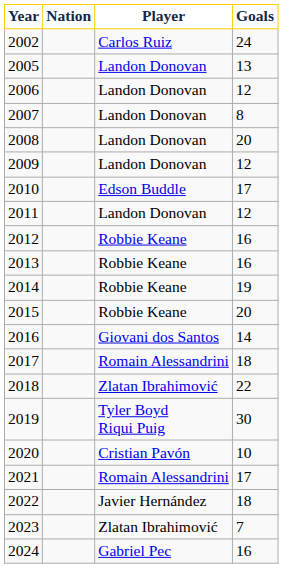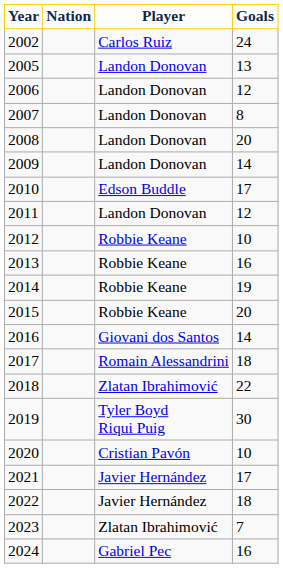(244, 164) 12 -> (244, 164) 14
(244, 238) 16 -> (244, 238) 10
(164, 477) Romain Alessandrini -> (152, 477) Javier Hernández
